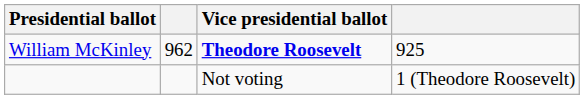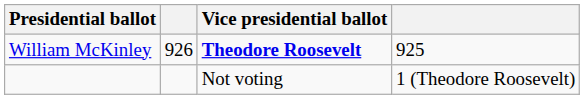(179, 49) 962 -> (179, 49) 926
